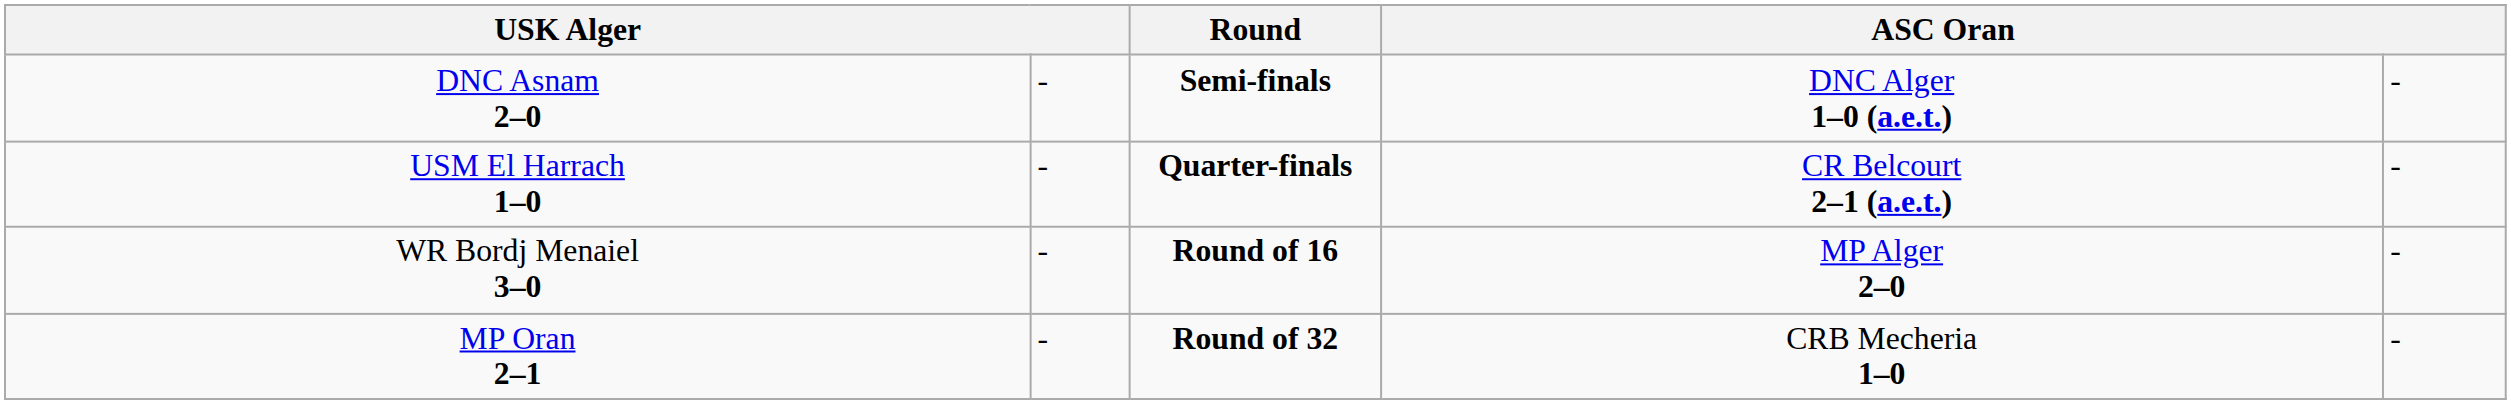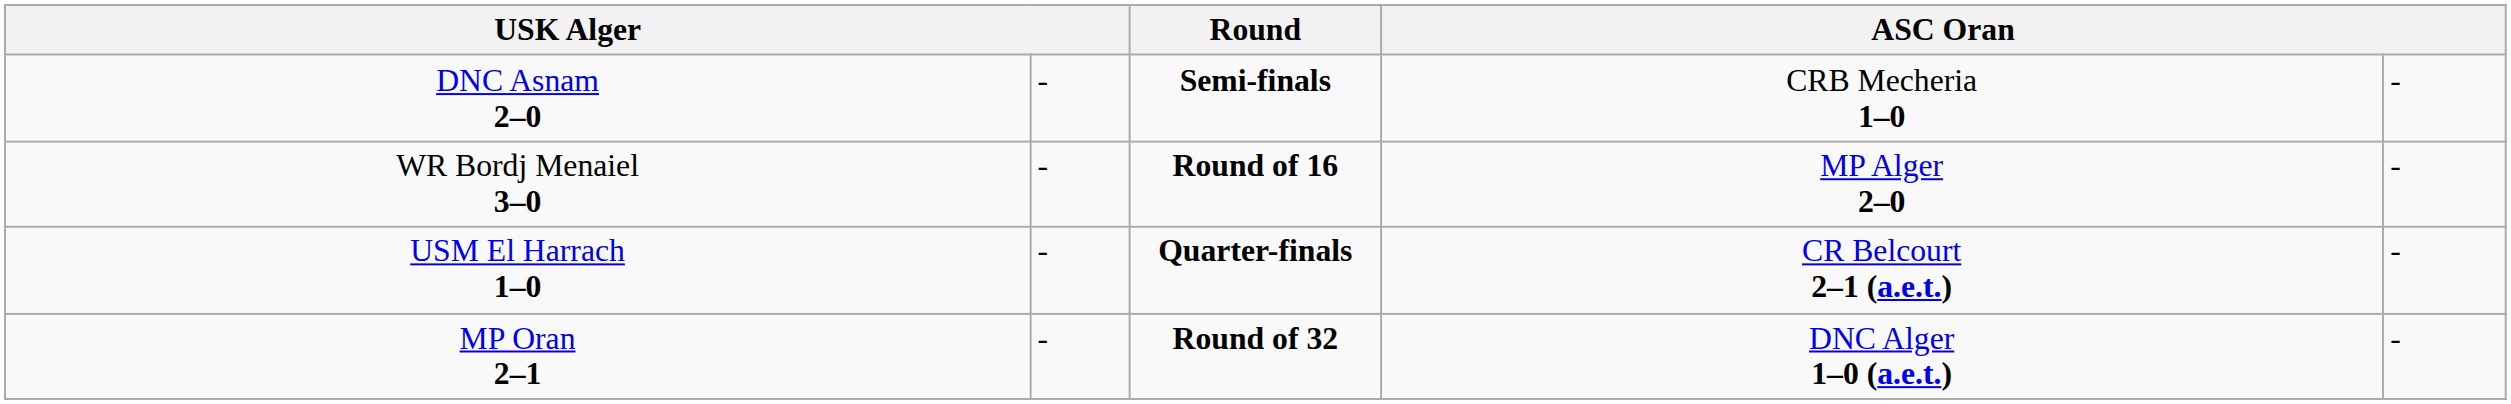(1882, 97) DNC Alger 1–0 (a.e.t.) -> (1882, 97) CRB Mecheria 1–0
rows swapped: (518, 269) <-> (518, 183)
(1882, 355) CRB Mecheria 1–0 -> (1882, 355) DNC Alger 1–0 (a.e.t.)
